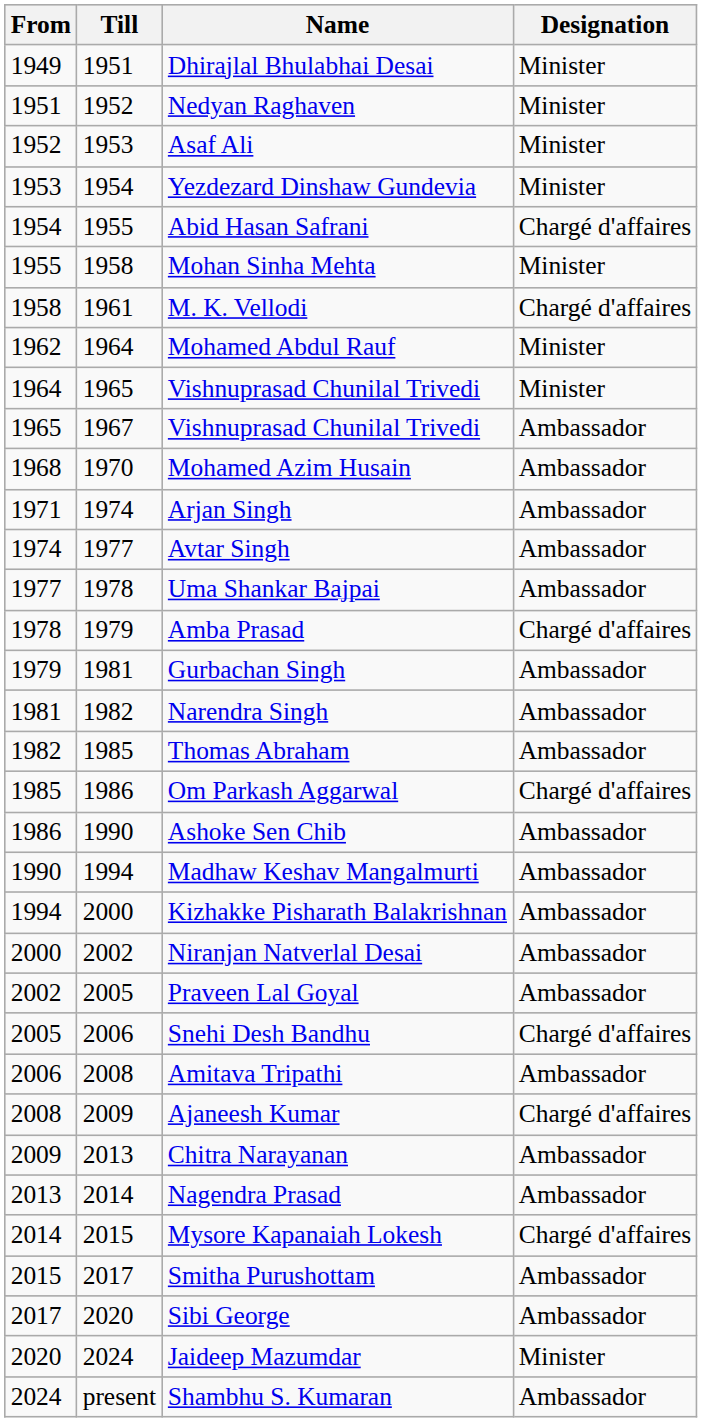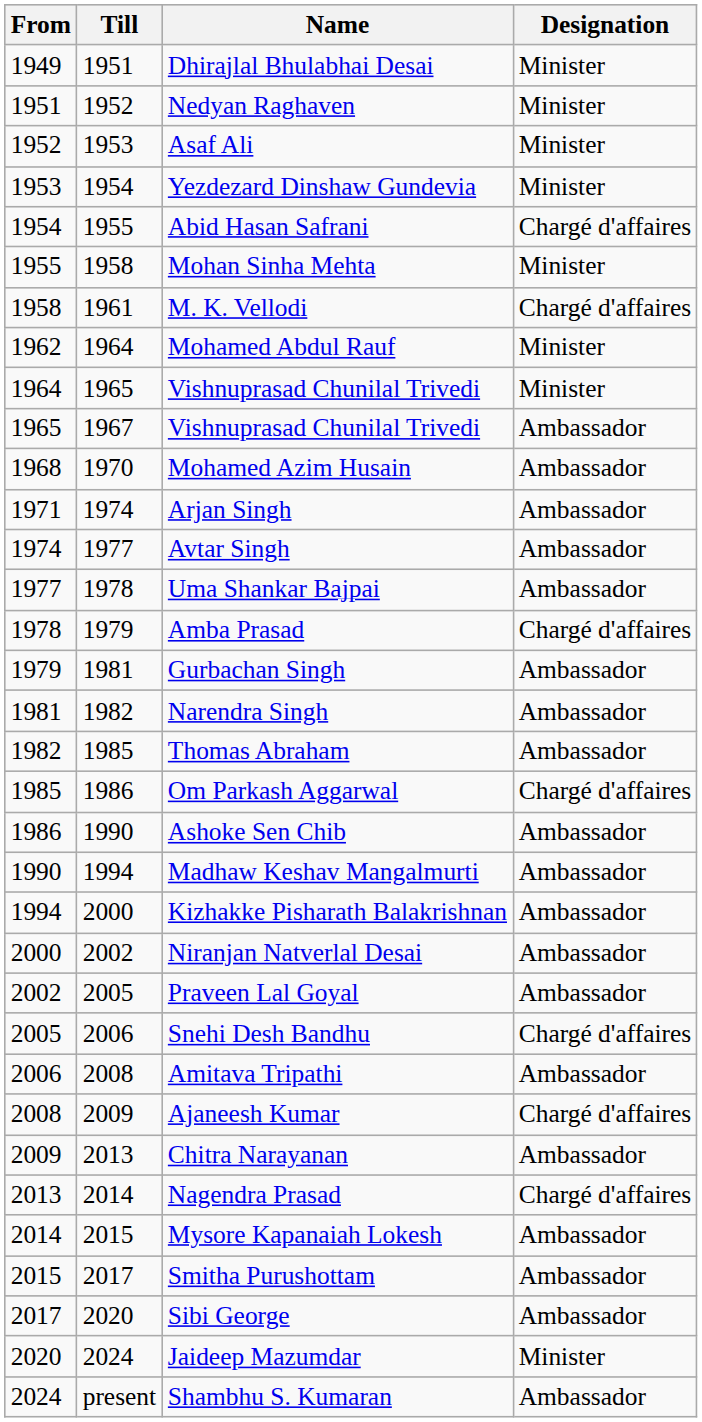(582, 1194) Ambassador -> (605, 1194) Chargé d'affaires
(605, 1235) Chargé d'affaires -> (582, 1235) Ambassador
